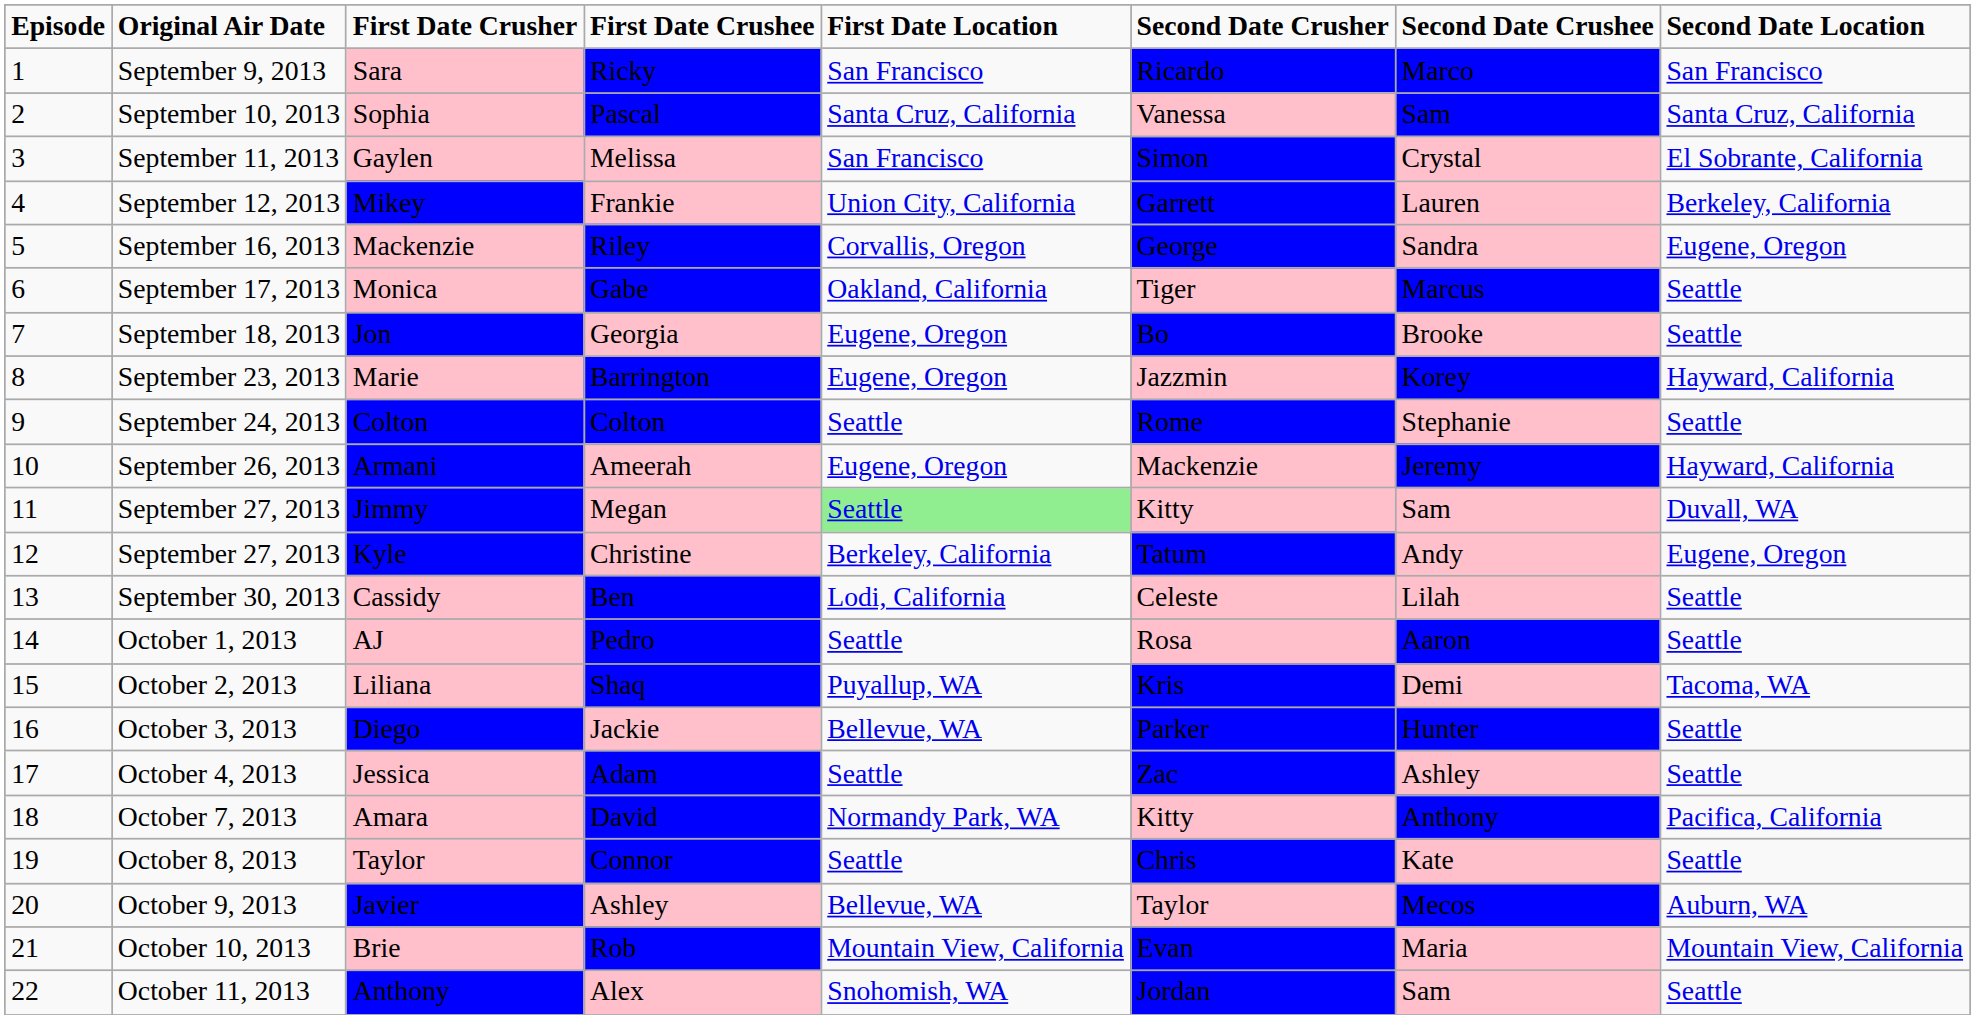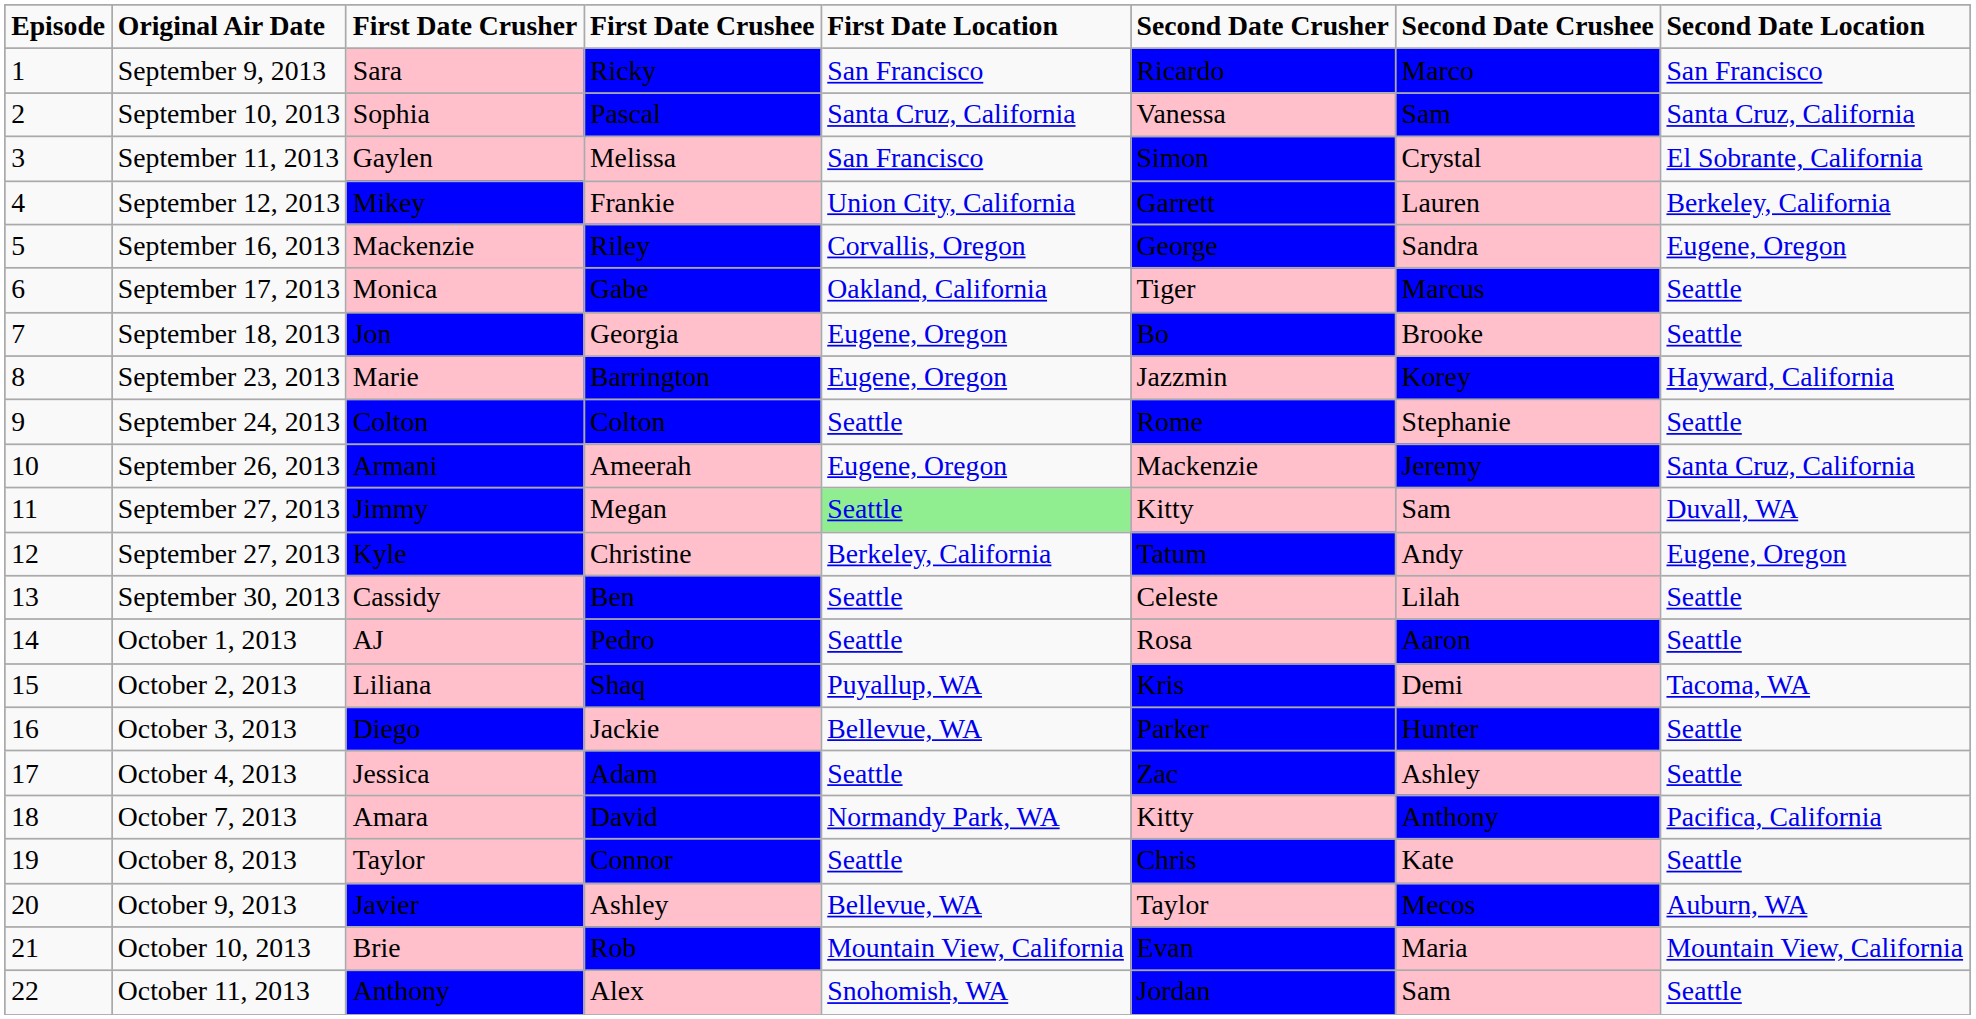(1780, 465) Hayward, California -> (1791, 465) Santa Cruz, California
(916, 597) Lodi, California -> (865, 597) Seattle
